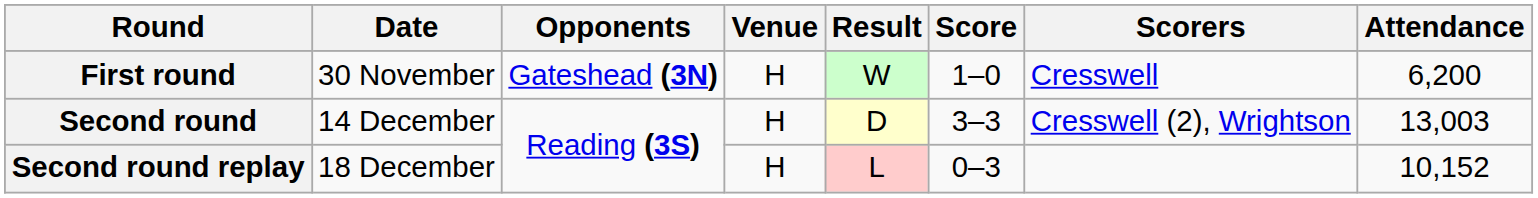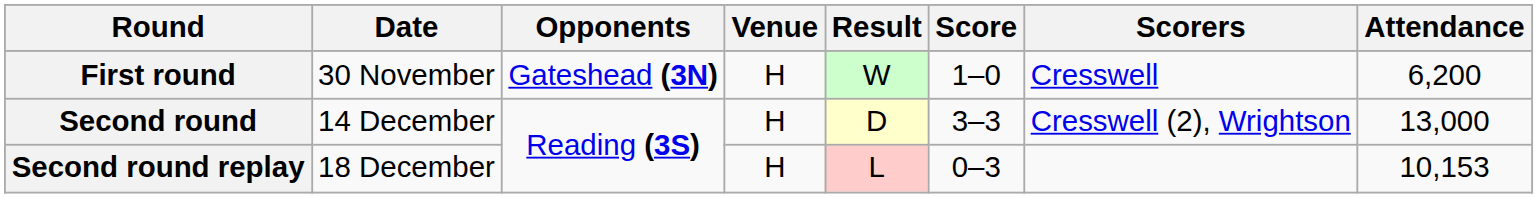(1445, 121) 13,003 -> (1445, 121) 13,000
(1445, 167) 10,152 -> (1445, 167) 10,153
